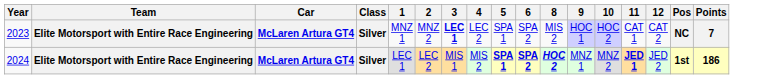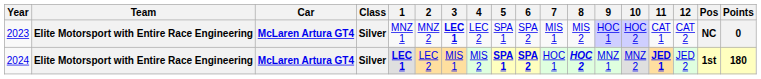+ column: (554, 12)
(711, 33) 7 -> (738, 33) 0
(402, 60) normal -> (402, 60) bold
(711, 60) 186 -> (738, 60) 180
